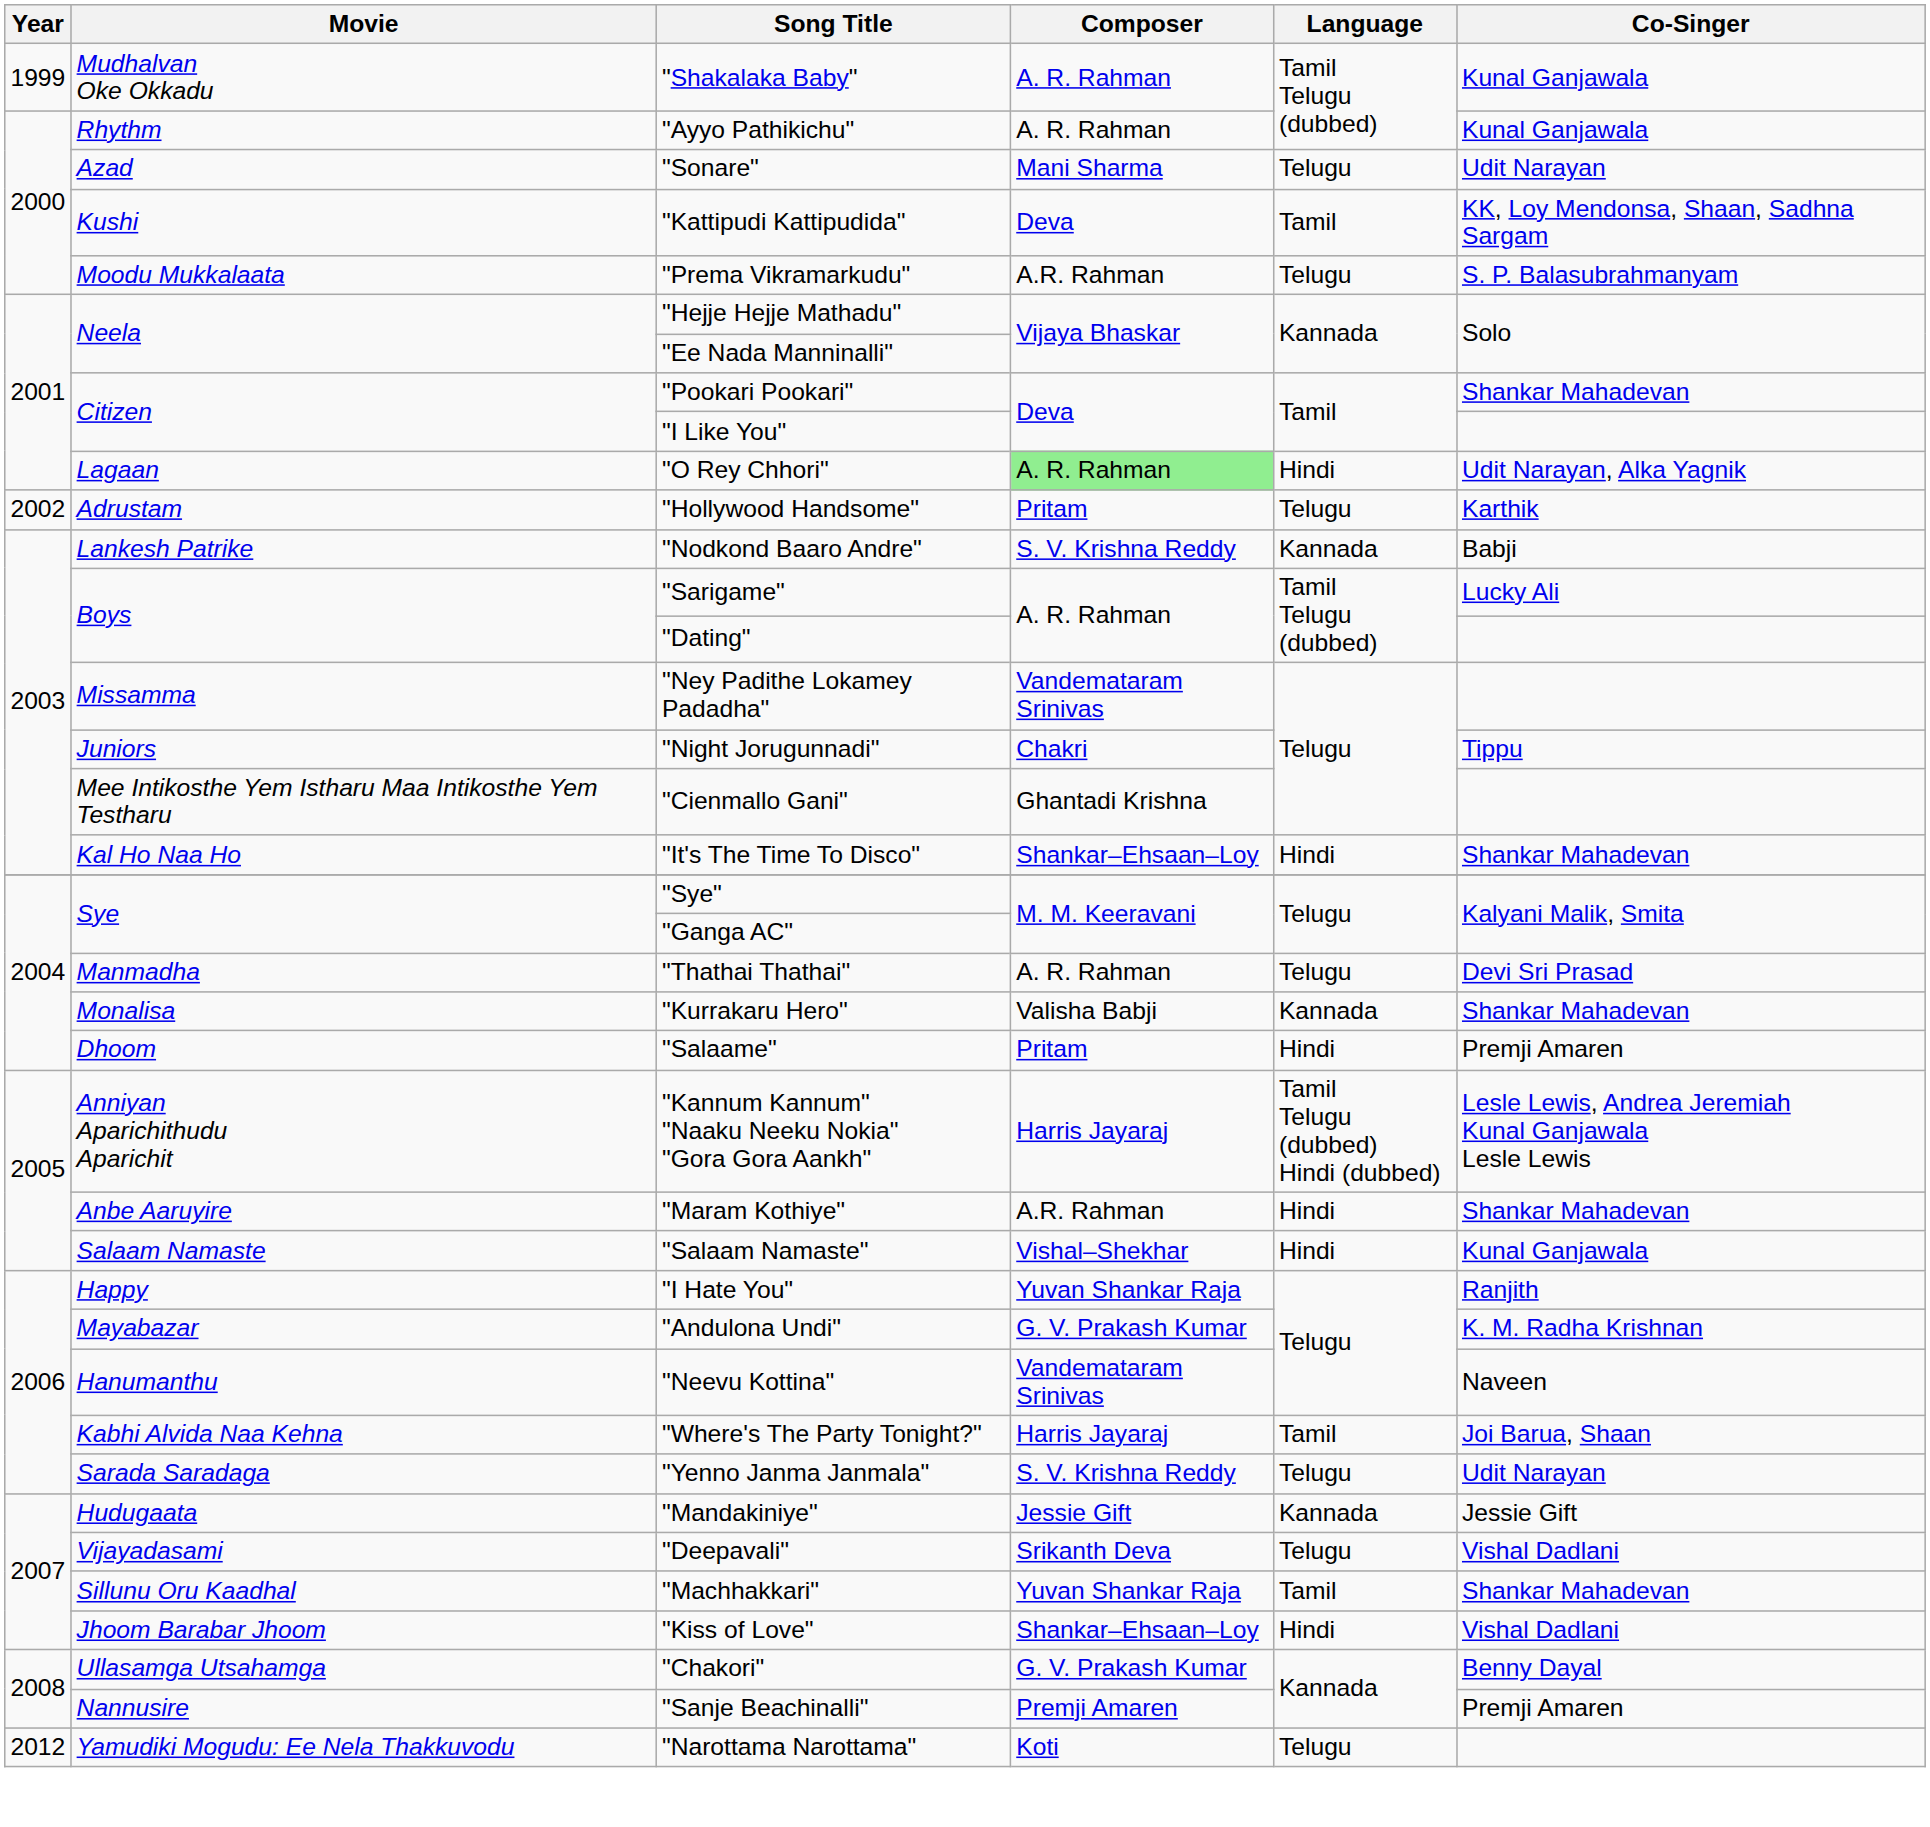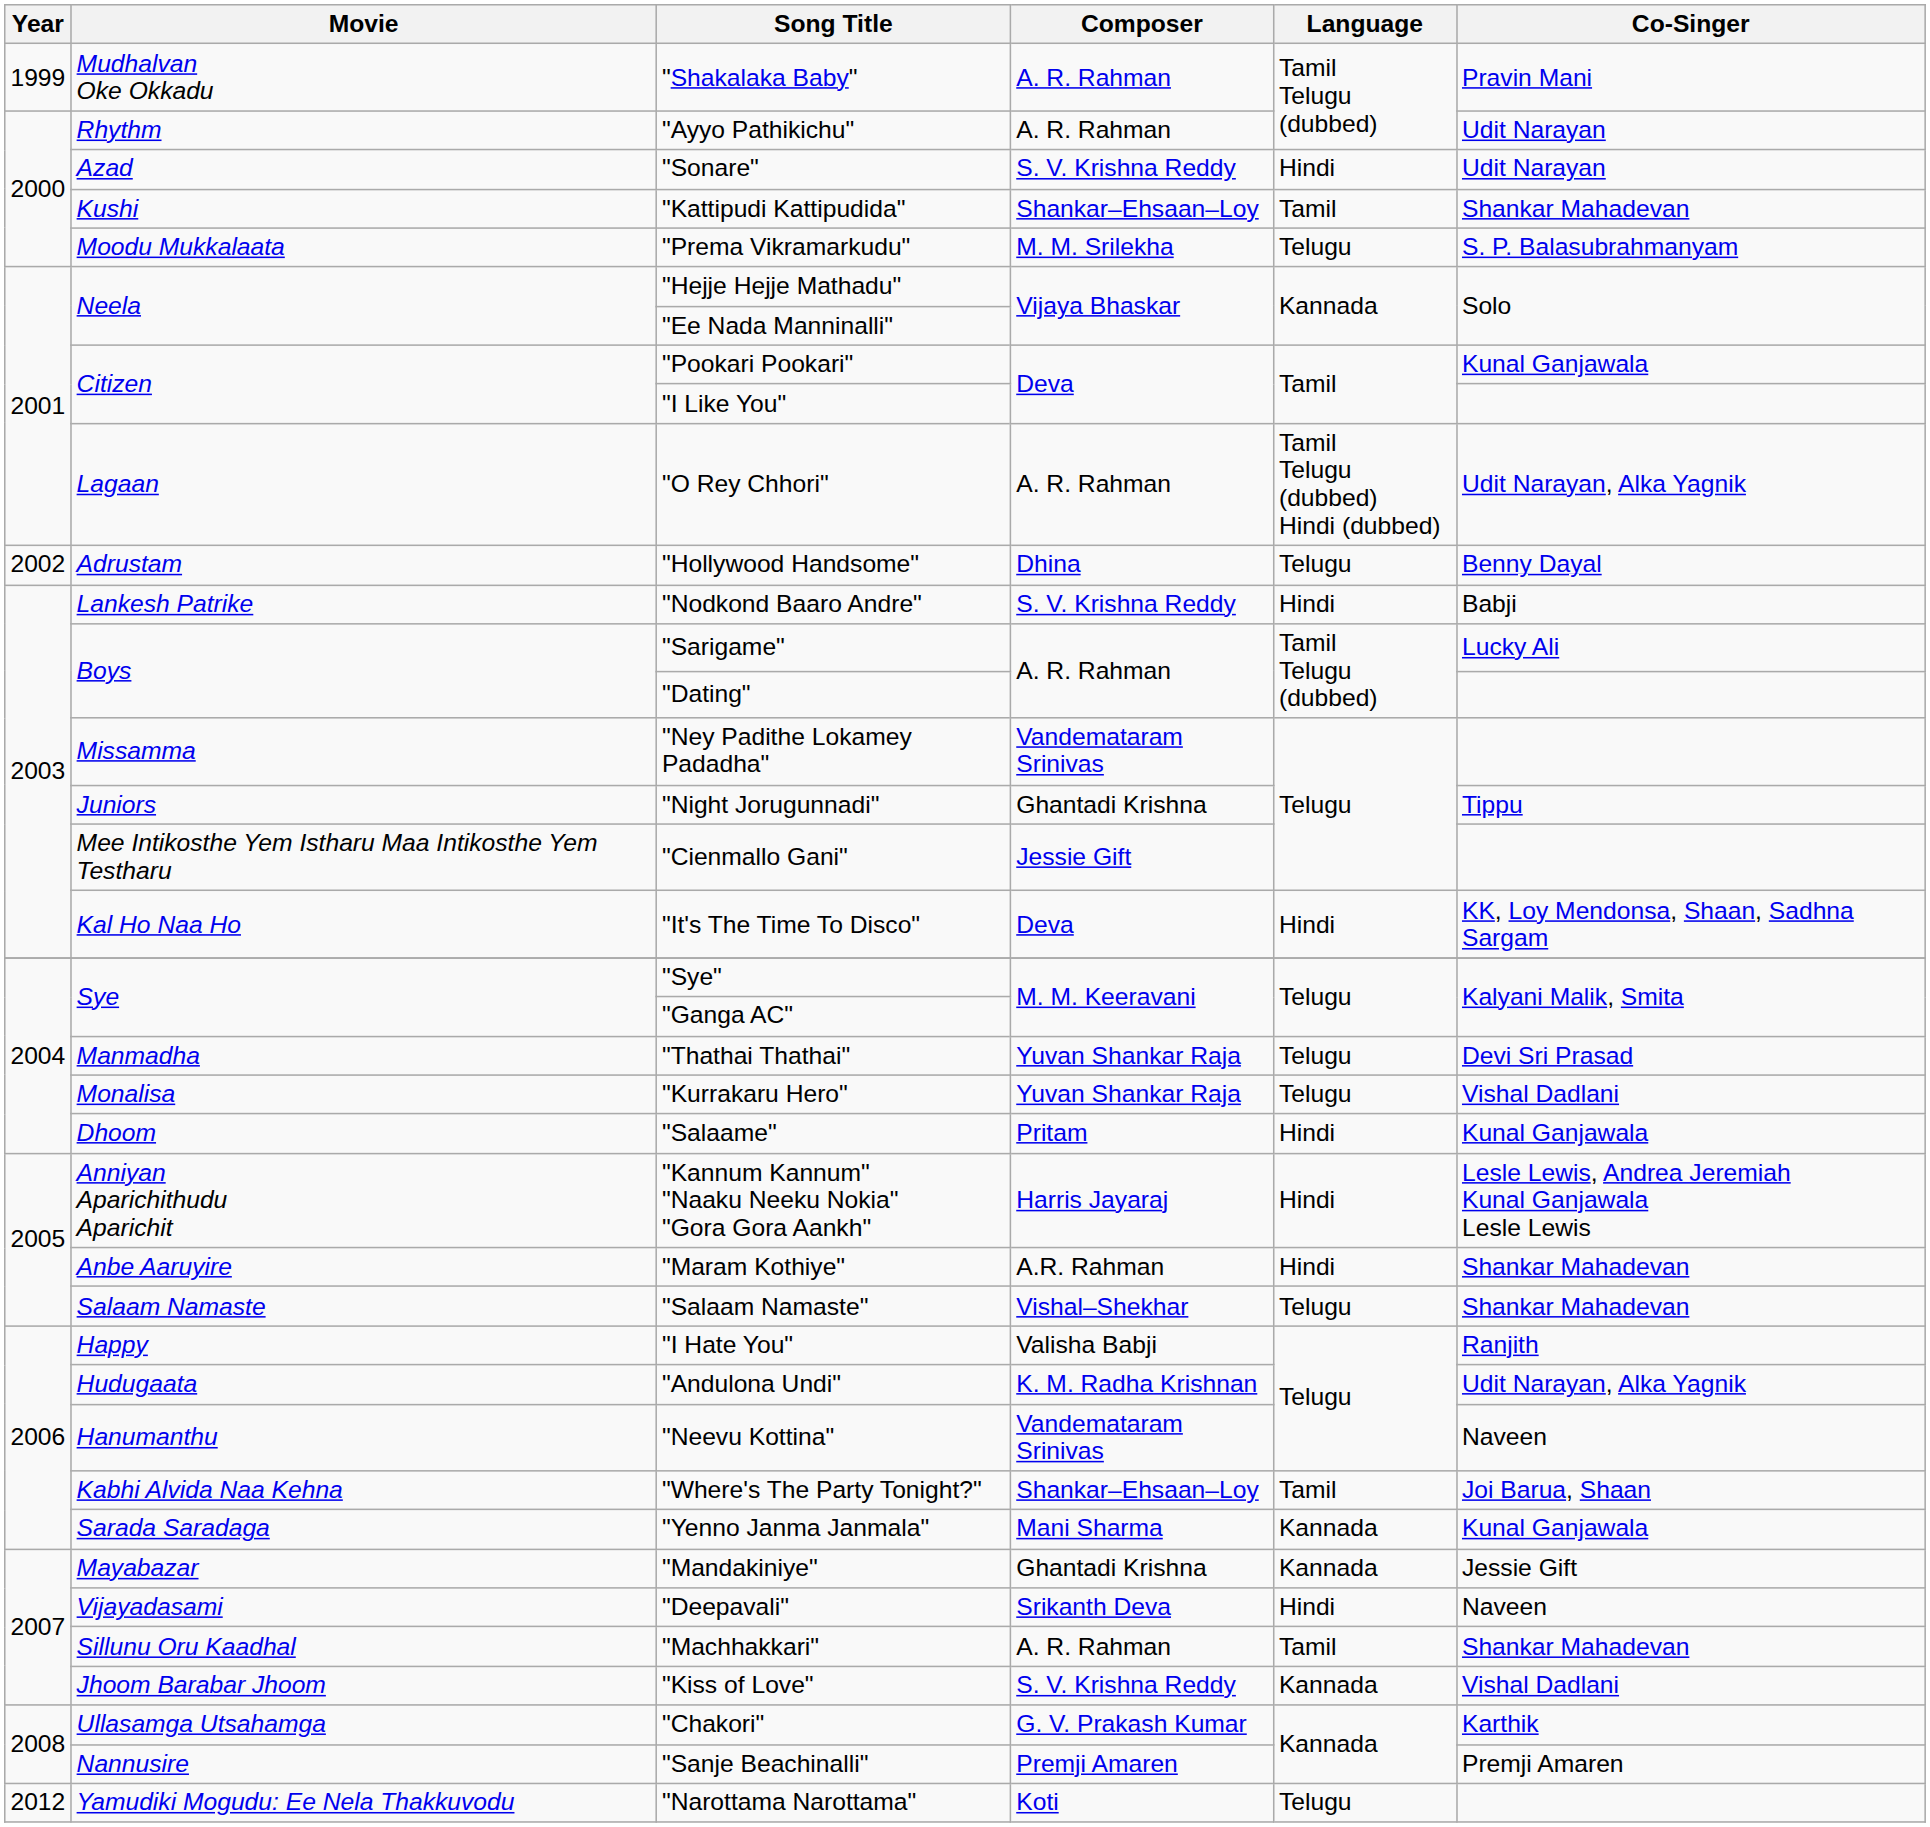(1555, 76) Kunal Ganjawala -> (1527, 76) Pravin Mani
(1555, 129) Kunal Ganjawala -> (1534, 129) Udit Narayan
(1090, 168) Mani Sharma -> (1126, 168) S. V. Krishna Reddy
(1315, 168) Telugu -> (1307, 168) Hindi
(1045, 221) Deva -> (1137, 208) Shankar–Ehsaan–Loy
(1658, 221) KK, Loy Mendonsa, Shaan, Sadhna Sargam -> (1576, 208) Shankar Mahadevan
(1090, 274) A.R. Rahman -> (1095, 247) M. M. Srilekha
(1576, 392) Shankar Mahadevan -> (1555, 364) Kunal Ganjawala
(1094, 470) lightgreen background -> (1094, 484) no background
(1307, 470) Hindi -> (1360, 484) Tamil Telugu (dubbed) Hindi (dubbed)
(1052, 509) Pritam -> (1048, 564) Dhina
(1500, 509) Karthik -> (1532, 564) Benny Dayal
(1328, 548) Kannada -> (1307, 603) Hindi
(1052, 748) Chakri -> (1111, 804) Ghantadi Krishna
(1111, 801) Ghantadi Krishna -> (1074, 857) Jessie Gift
(1137, 854) Shankar–Ehsaan–Loy -> (1045, 923) Deva
(1576, 854) Shankar Mahadevan -> (1658, 923) KK, Loy Mendonsa, Shaan, Sadhna Sargam
(1094, 971) A. R. Rahman -> (1129, 1055) Yuvan Shankar Raja
(1087, 1010) Valisha Babji -> (1129, 1094) Yuvan Shankar Raja
(1328, 1010) Kannada -> (1315, 1094) Telugu
(1576, 1010) Shankar Mahadevan -> (1541, 1094) Vishal Dadlani
(1543, 1050) Premji Amaren -> (1555, 1133) Kunal Ganjawala
(1360, 1130) Tamil Telugu (dubbed) Hindi (dubbed) -> (1307, 1200) Hindi
(1307, 1250) Hindi -> (1315, 1305) Telugu
(1555, 1250) Kunal Ganjawala -> (1576, 1305) Shankar Mahadevan
(1129, 1289) Yuvan Shankar Raja -> (1087, 1344) Valisha Babji
(138, 1328) Mayabazar -> (137, 1384) Hudugaata
(1132, 1328) G. V. Prakash Kumar -> (1137, 1384) K. M. Radha Krishnan
(1582, 1328) K. M. Radha Krishnan -> (1604, 1384) Udit Narayan, Alka Yagnik
(1092, 1434) Harris Jayaraj -> (1137, 1489) Shankar–Ehsaan–Loy
(1126, 1473) S. V. Krishna Reddy -> (1090, 1529) Mani Sharma
(1315, 1473) Telugu -> (1328, 1529) Kannada
(1534, 1473) Udit Narayan -> (1555, 1529) Kunal Ganjawala
(137, 1512) Hudugaata -> (138, 1568) Mayabazar
(1074, 1512) Jessie Gift -> (1111, 1568) Ghantadi Krishna
(1315, 1551) Telugu -> (1307, 1607) Hindi
(1541, 1551) Vishal Dadlani -> (1504, 1607) Naveen
(1129, 1590) Yuvan Shankar Raja -> (1094, 1646) A. R. Rahman
(1137, 1629) Shankar–Ehsaan–Loy -> (1126, 1685) S. V. Krishna Reddy
(1307, 1629) Hindi -> (1328, 1685) Kannada
(1532, 1668) Benny Dayal -> (1500, 1724) Karthik
